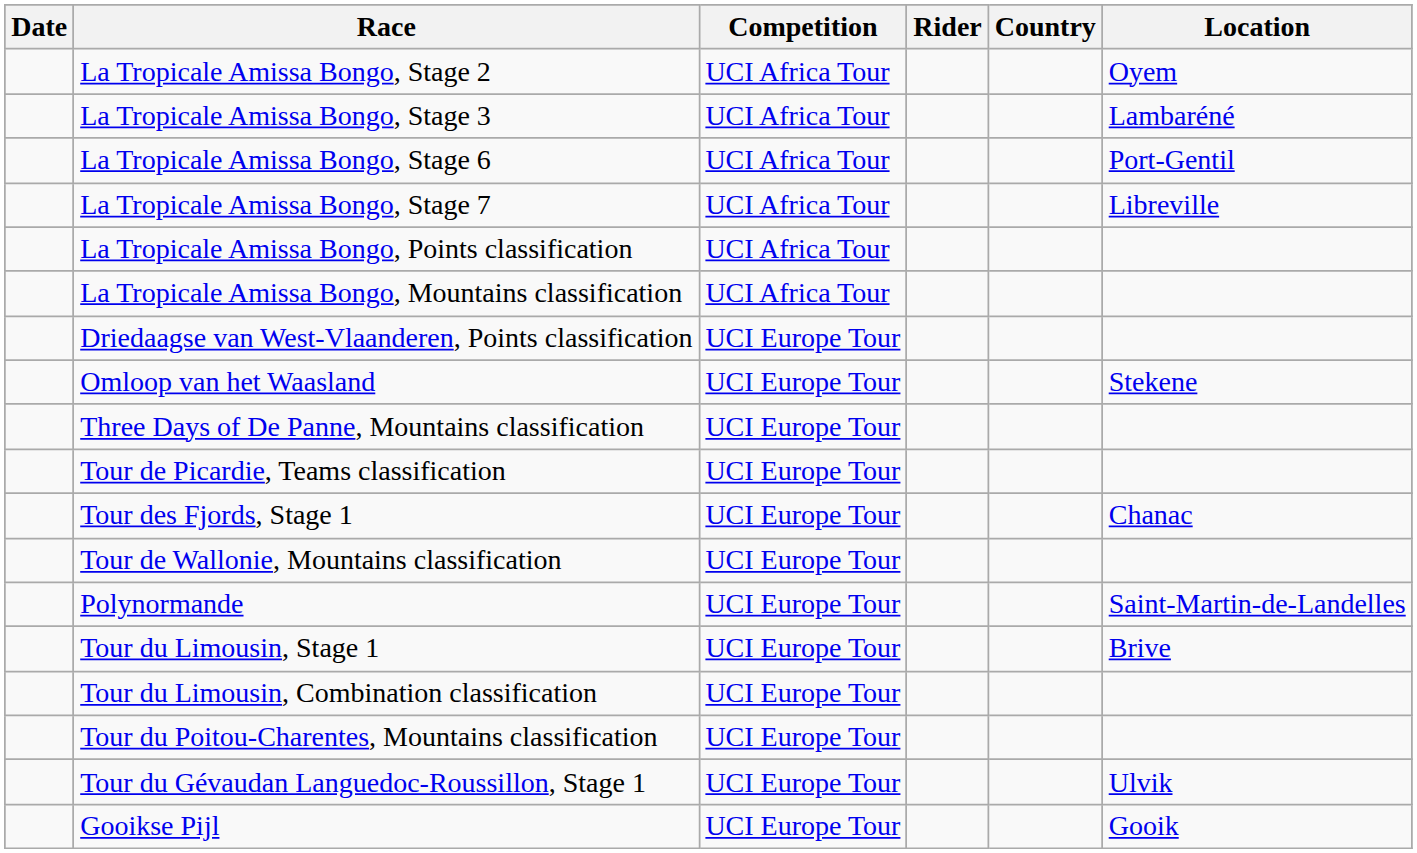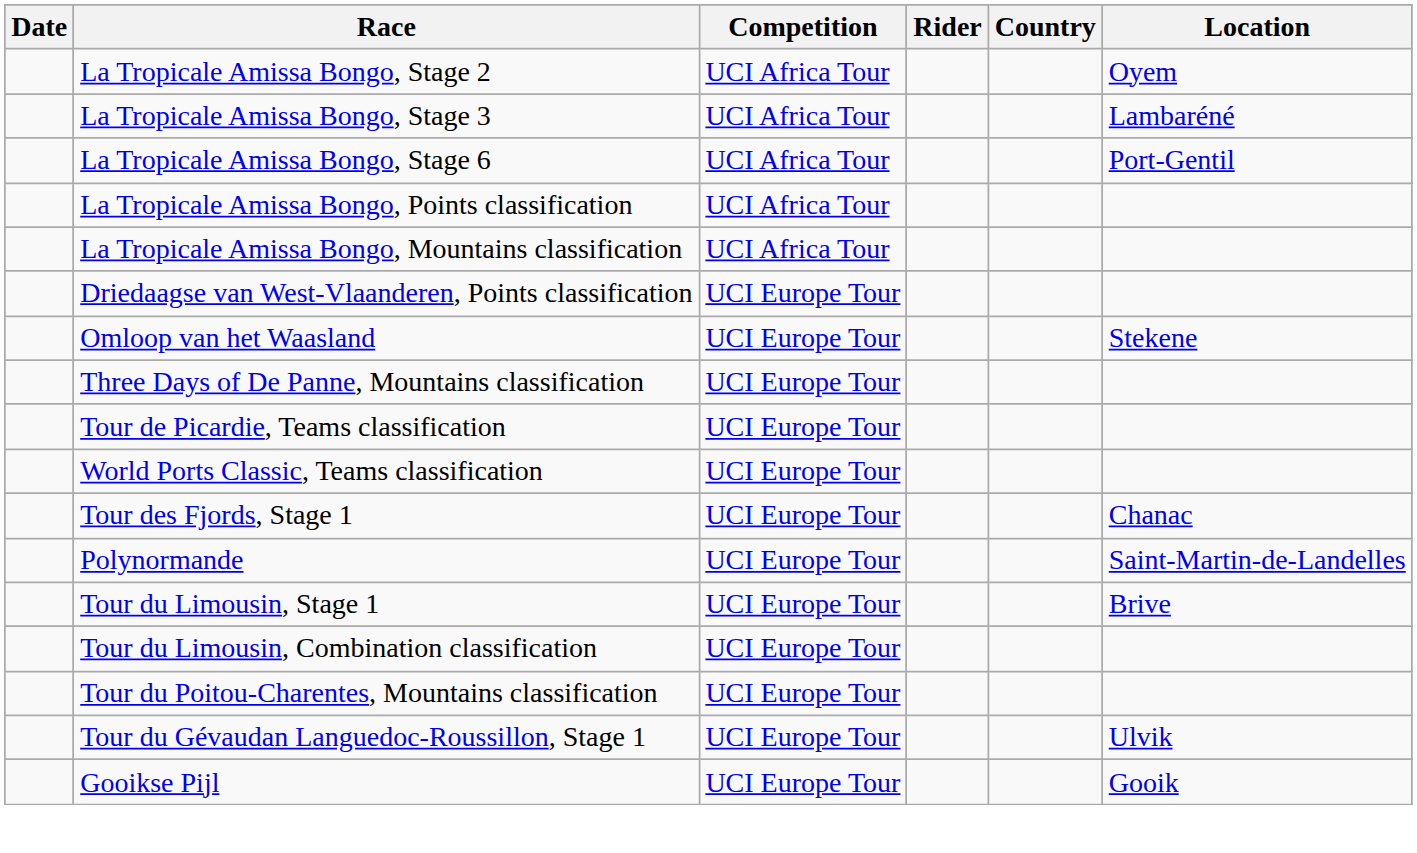- row: (286, 204)
+ row: (312, 470)
- row: (321, 559)
